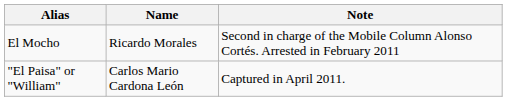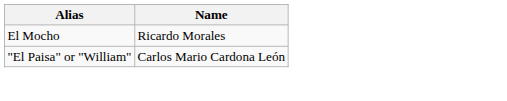- column: (360, 14)
